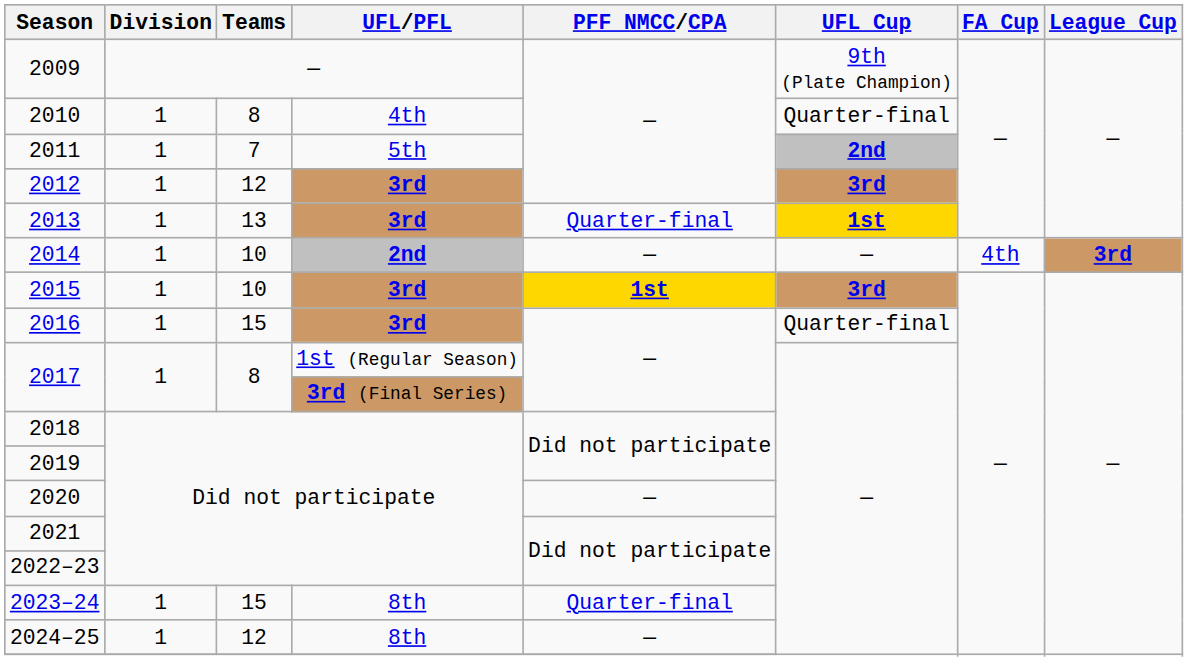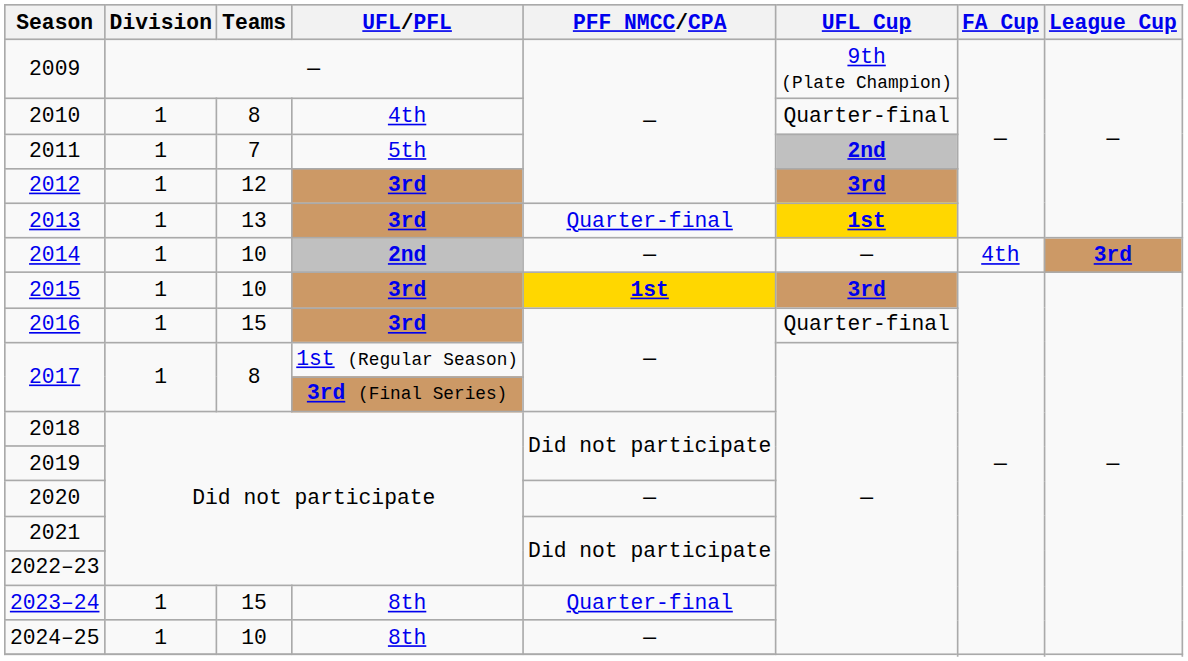(254, 638) 12 -> (254, 638) 10
